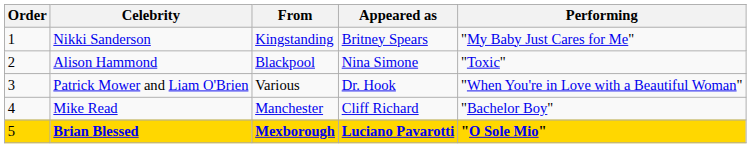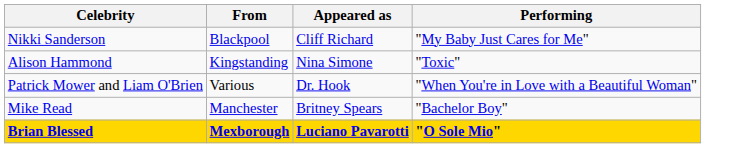- column: (27, 16)
(294, 39) Kingstanding -> (240, 39) Blackpool
(385, 39) Britney Spears -> (335, 39) Cliff Richard
(285, 62) Blackpool -> (249, 62) Kingstanding
(380, 108) Cliff Richard -> (339, 108) Britney Spears
